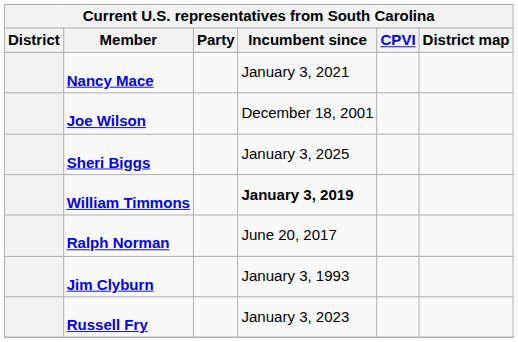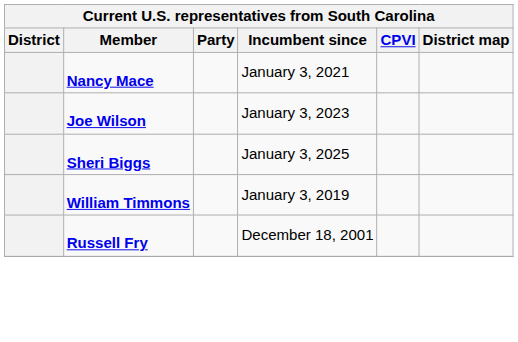(308, 113) December 18, 2001 -> (295, 113) January 3, 2023
(297, 194) bold -> (295, 194) normal
- row: (118, 244)
- row: (110, 284)
(295, 317) January 3, 2023 -> (308, 235) December 18, 2001
